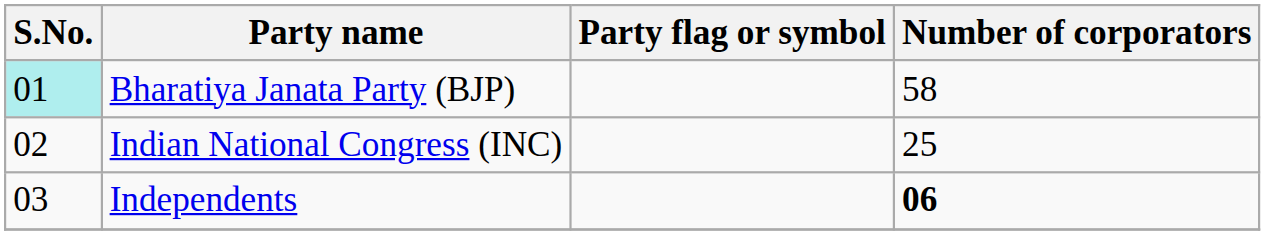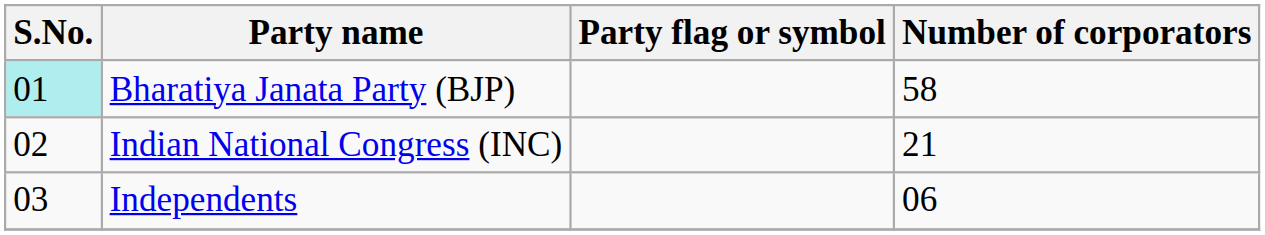(920, 144) 25 -> (920, 144) 21
(920, 199) bold -> (920, 199) normal
